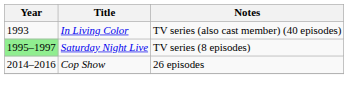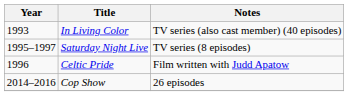(31, 47) lightgreen background -> (31, 47) no background
+ row: (87, 64)
